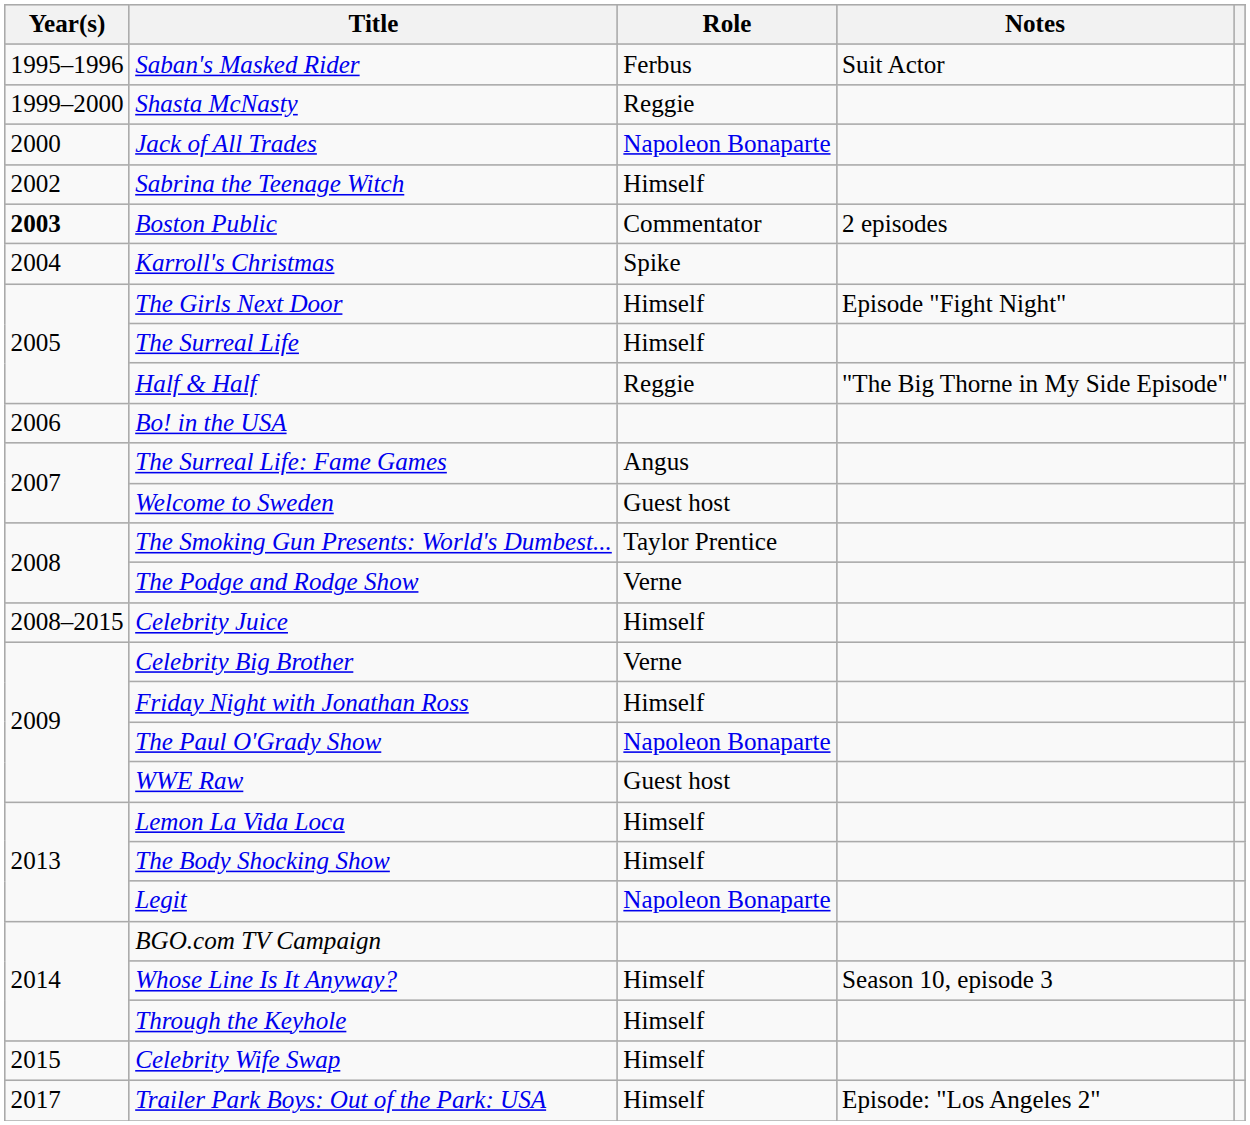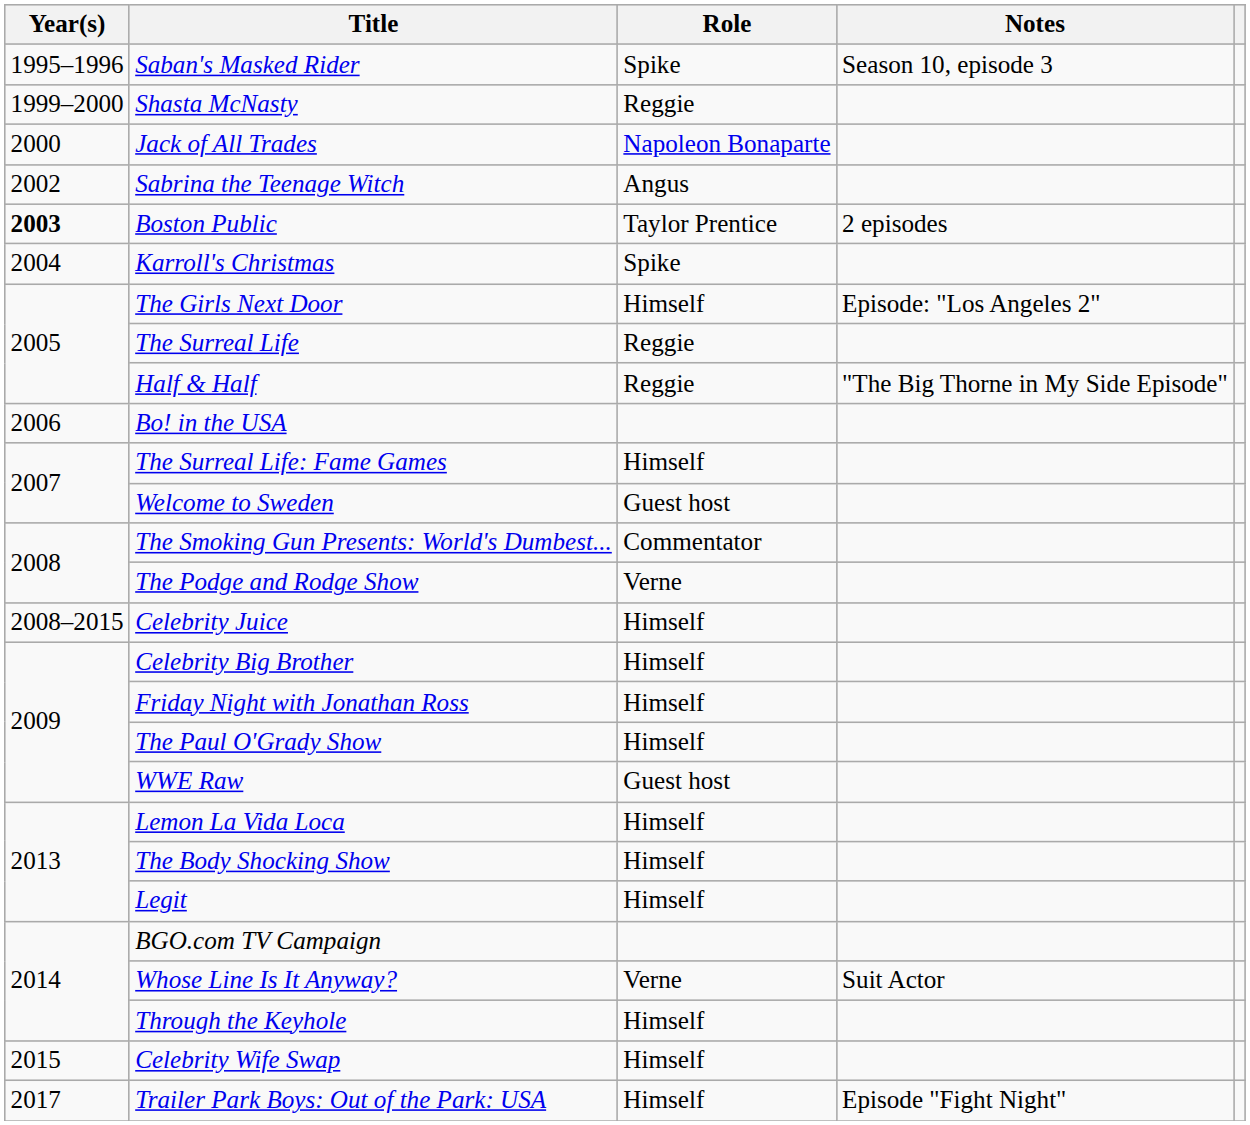(658, 64) Ferbus -> (652, 64) Spike
(893, 64) Suit Actor -> (947, 64) Season 10, episode 3
(664, 183) Himself -> (656, 183) Angus
(692, 223) Commentator -> (700, 223) Taylor Prentice
(954, 303) Episode "Fight Night" -> (971, 303) Episode: "Los Angeles 2"
(664, 343) Himself -> (659, 343) Reggie
(656, 462) Angus -> (664, 462) Himself
(700, 542) Taylor Prentice -> (692, 542) Commentator
(653, 661) Verne -> (664, 661) Himself
(727, 741) Napoleon Bonaparte -> (664, 741) Himself
(727, 900) Napoleon Bonaparte -> (664, 900) Himself
(664, 980) Himself -> (653, 980) Verne
(947, 980) Season 10, episode 3 -> (893, 980) Suit Actor
(971, 1100) Episode: "Los Angeles 2" -> (954, 1100) Episode "Fight Night"
